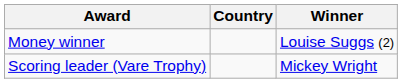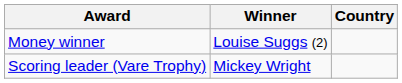columns swapped: (337, 16) <-> (243, 16)
